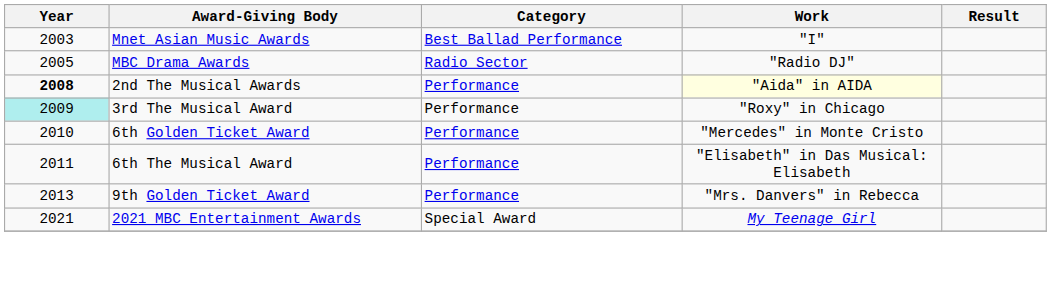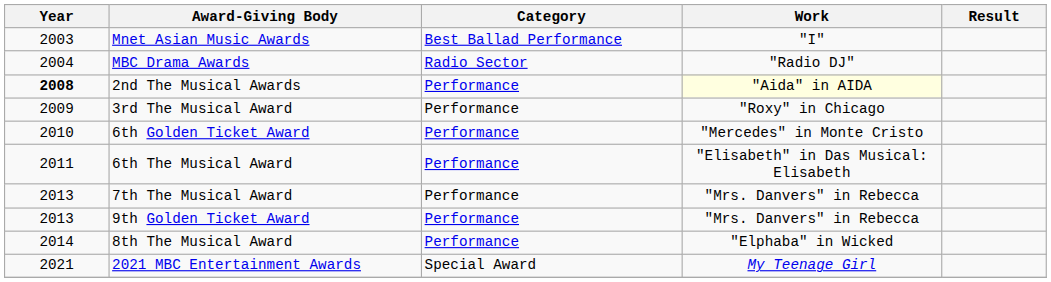(57, 63) 2005 -> (57, 63) 2004
(57, 109) paleturquoise background -> (57, 109) no background
+ row: (202, 196)
+ row: (202, 242)
